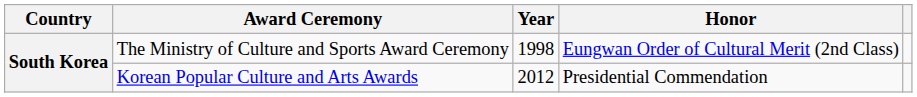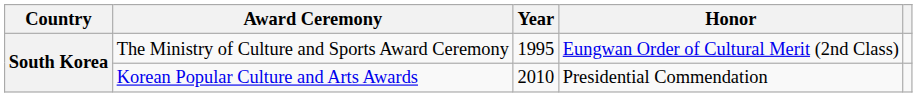(536, 48) 1998 -> (536, 48) 1995
(536, 77) 2012 -> (536, 77) 2010
